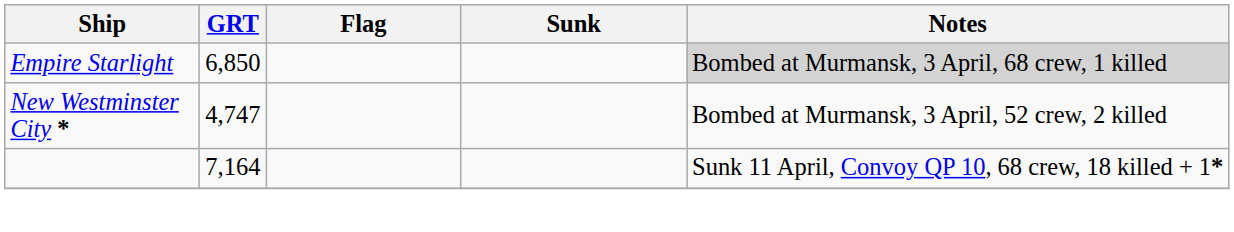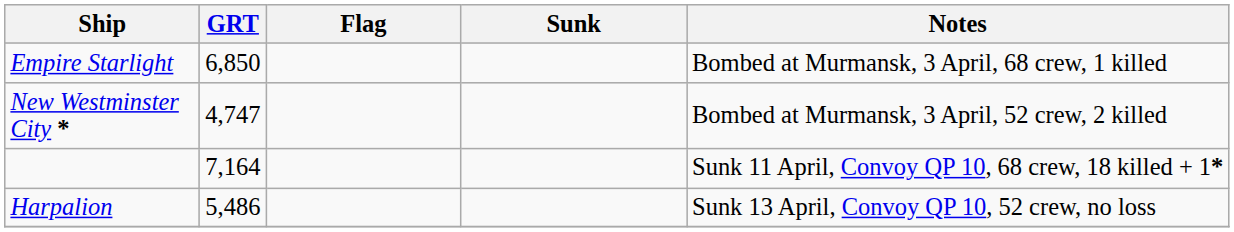(930, 62) lightgrey background -> (930, 62) no background
+ row: (61, 206)
